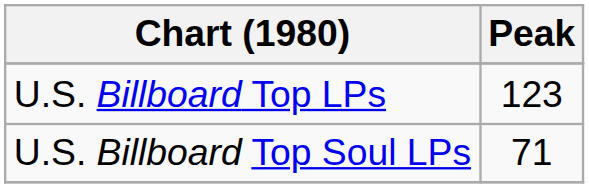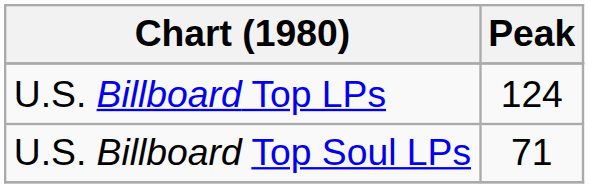(532, 93) 123 -> (532, 93) 124
